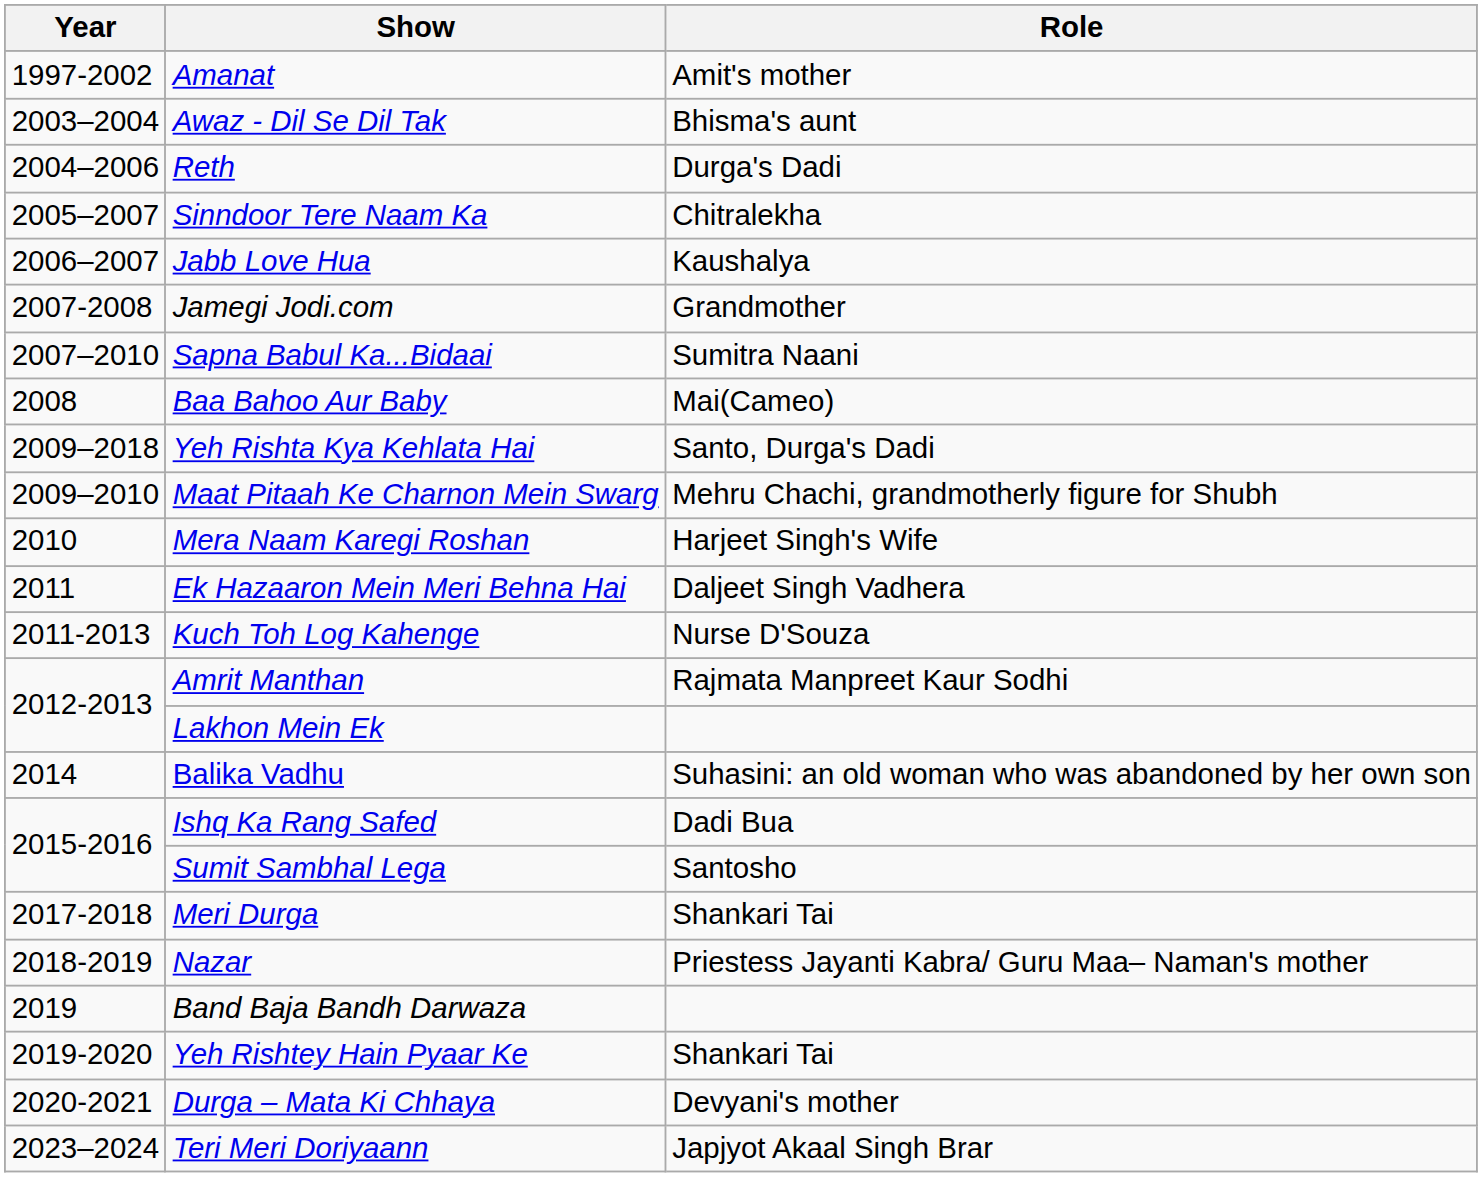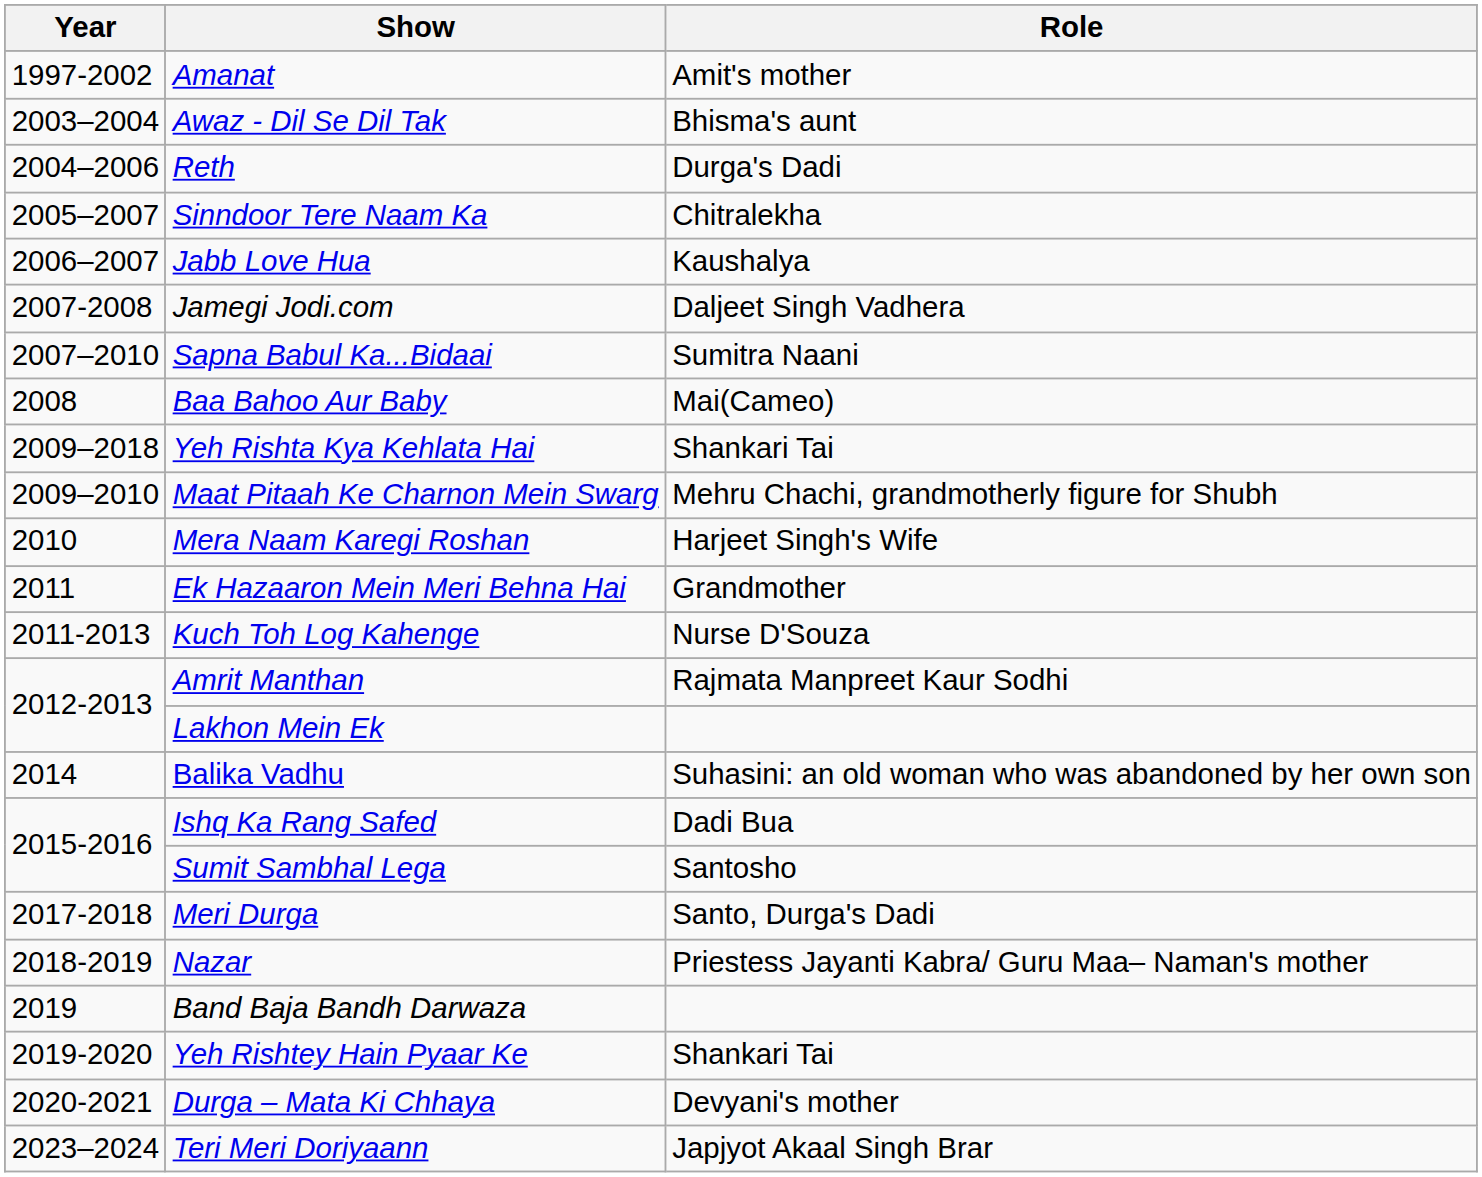(759, 307) Grandmother -> (818, 307) Daljeet Singh Vadhera
(804, 448) Santo, Durga's Dadi -> (753, 448) Shankari Tai
(818, 588) Daljeet Singh Vadhera -> (759, 588) Grandmother
(753, 914) Shankari Tai -> (804, 914) Santo, Durga's Dadi
